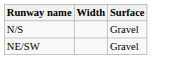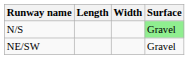+ column: (93, 12)
(124, 29) no background -> (161, 29) lightgreen background
